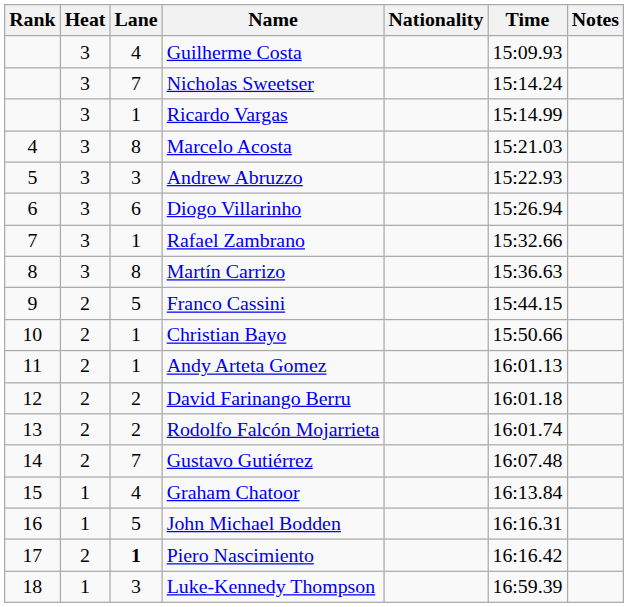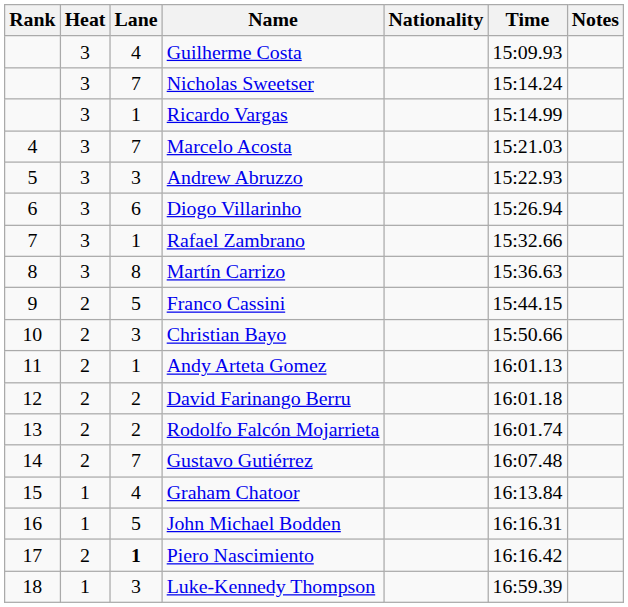(136, 146) 8 -> (136, 146) 7
(136, 334) 1 -> (136, 334) 3
